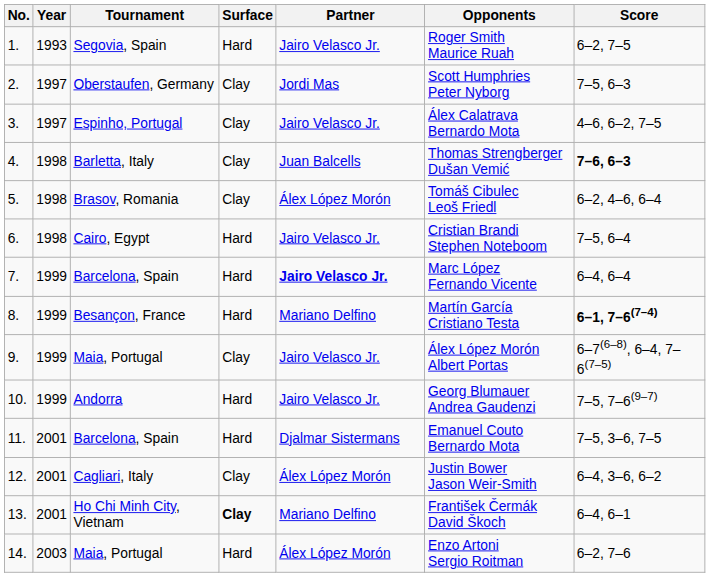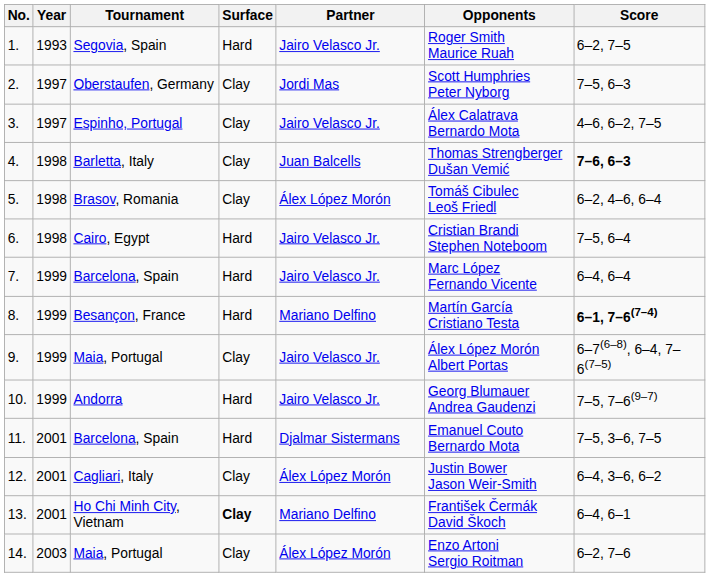(333, 276) bold -> (330, 276) normal
(237, 552) Hard -> (236, 552) Clay
